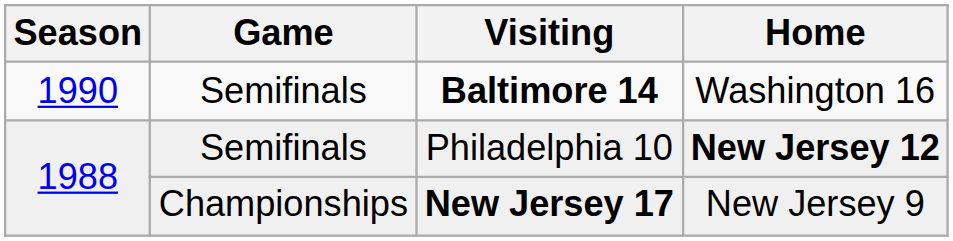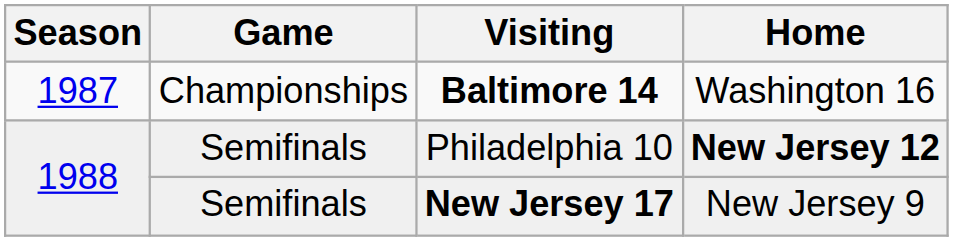(78, 90) 1990 -> (78, 90) 1987
(283, 90) Semifinals -> (283, 90) Championships
(283, 205) Championships -> (283, 205) Semifinals
